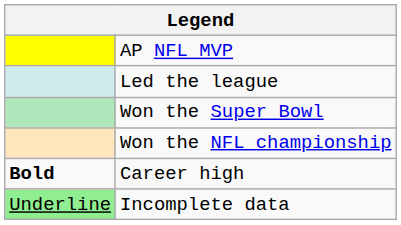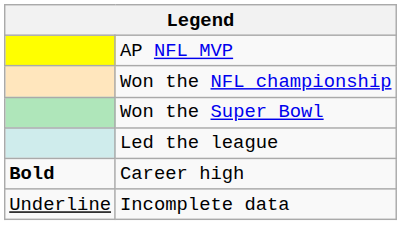rows swapped: (256, 143) <-> (199, 82)
(60, 204) lightgreen background -> (60, 204) no background
